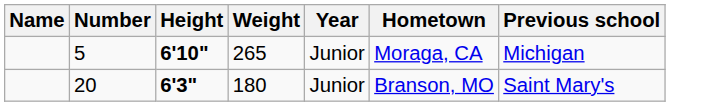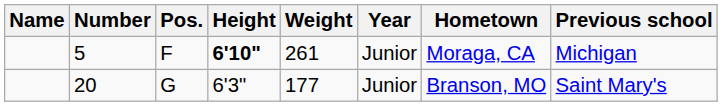+ column: (182, 20)
(250, 52) 265 -> (302, 52) 261
(179, 85) bold -> (229, 85) normal
(250, 85) 180 -> (302, 85) 177
